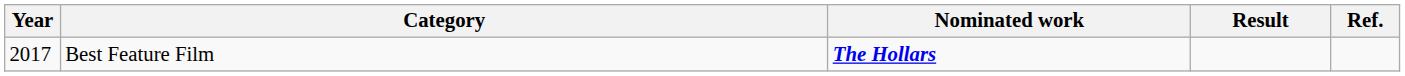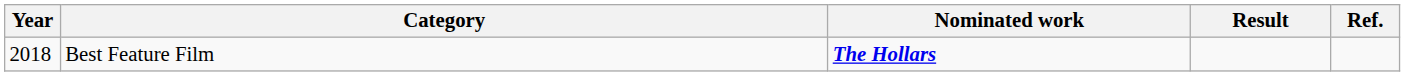(30, 53) 2017 -> (30, 53) 2018
